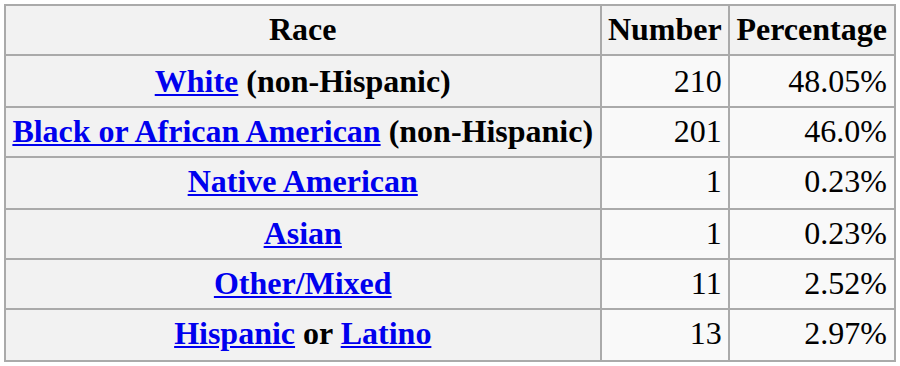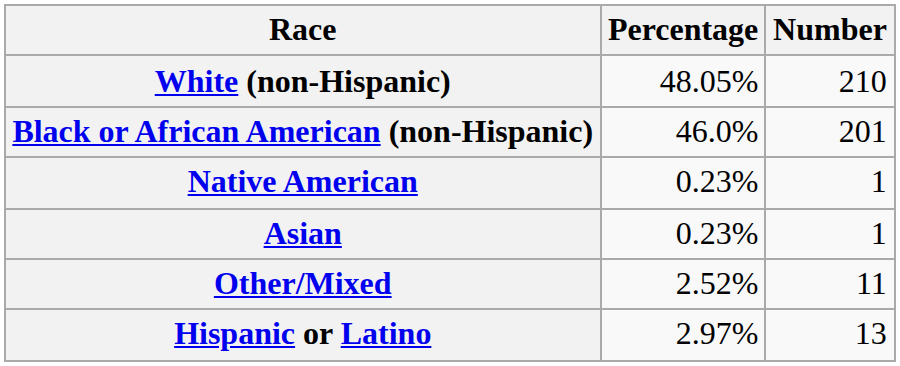columns swapped: (665, 29) <-> (812, 29)
